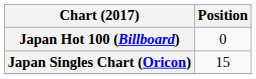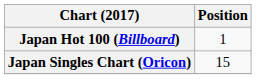(223, 39) 0 -> (223, 39) 1
